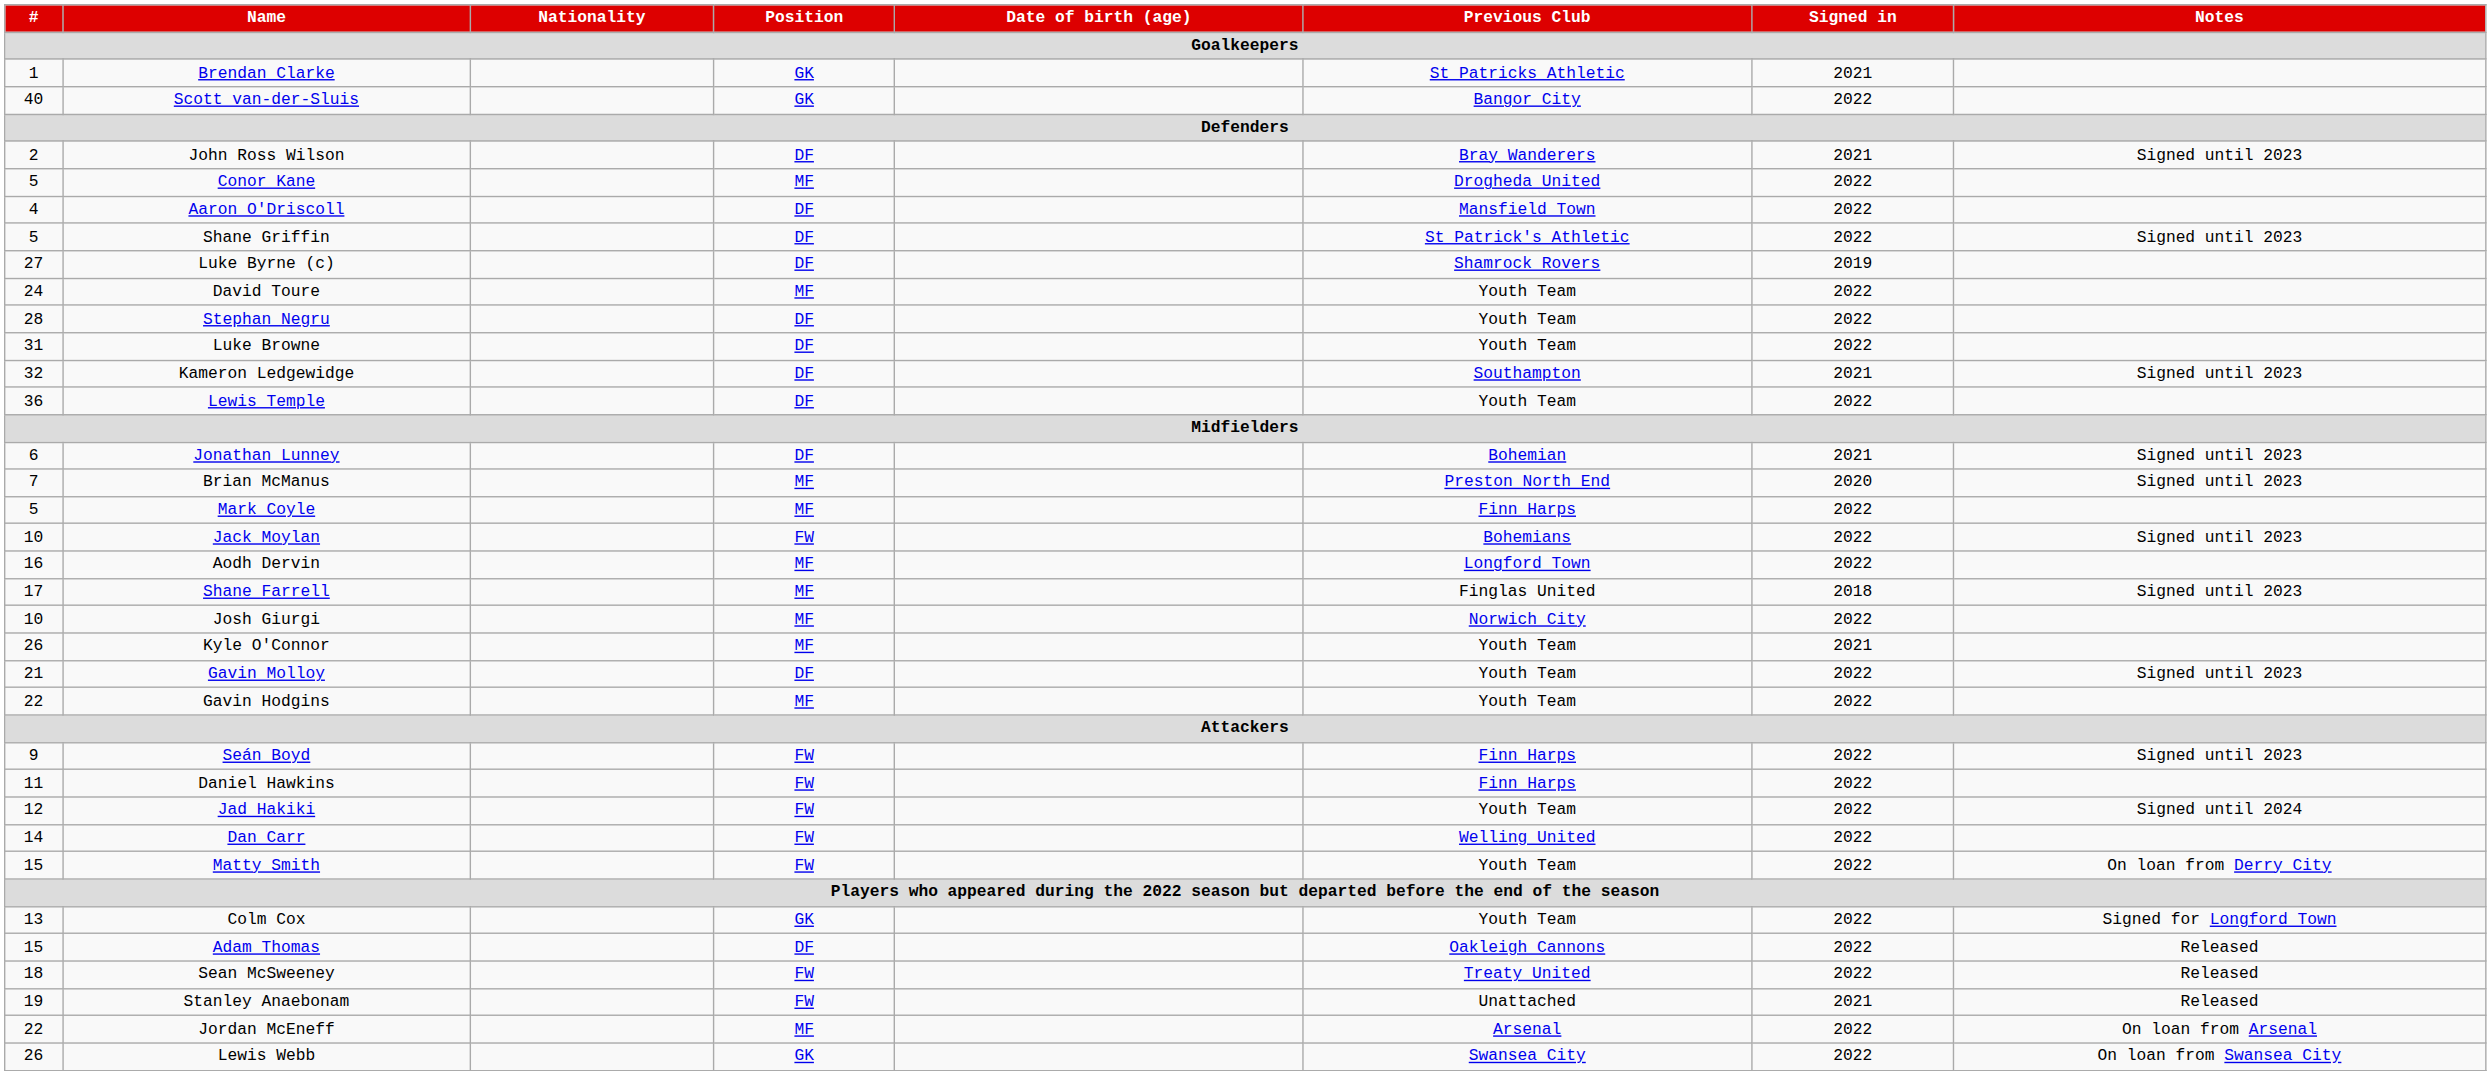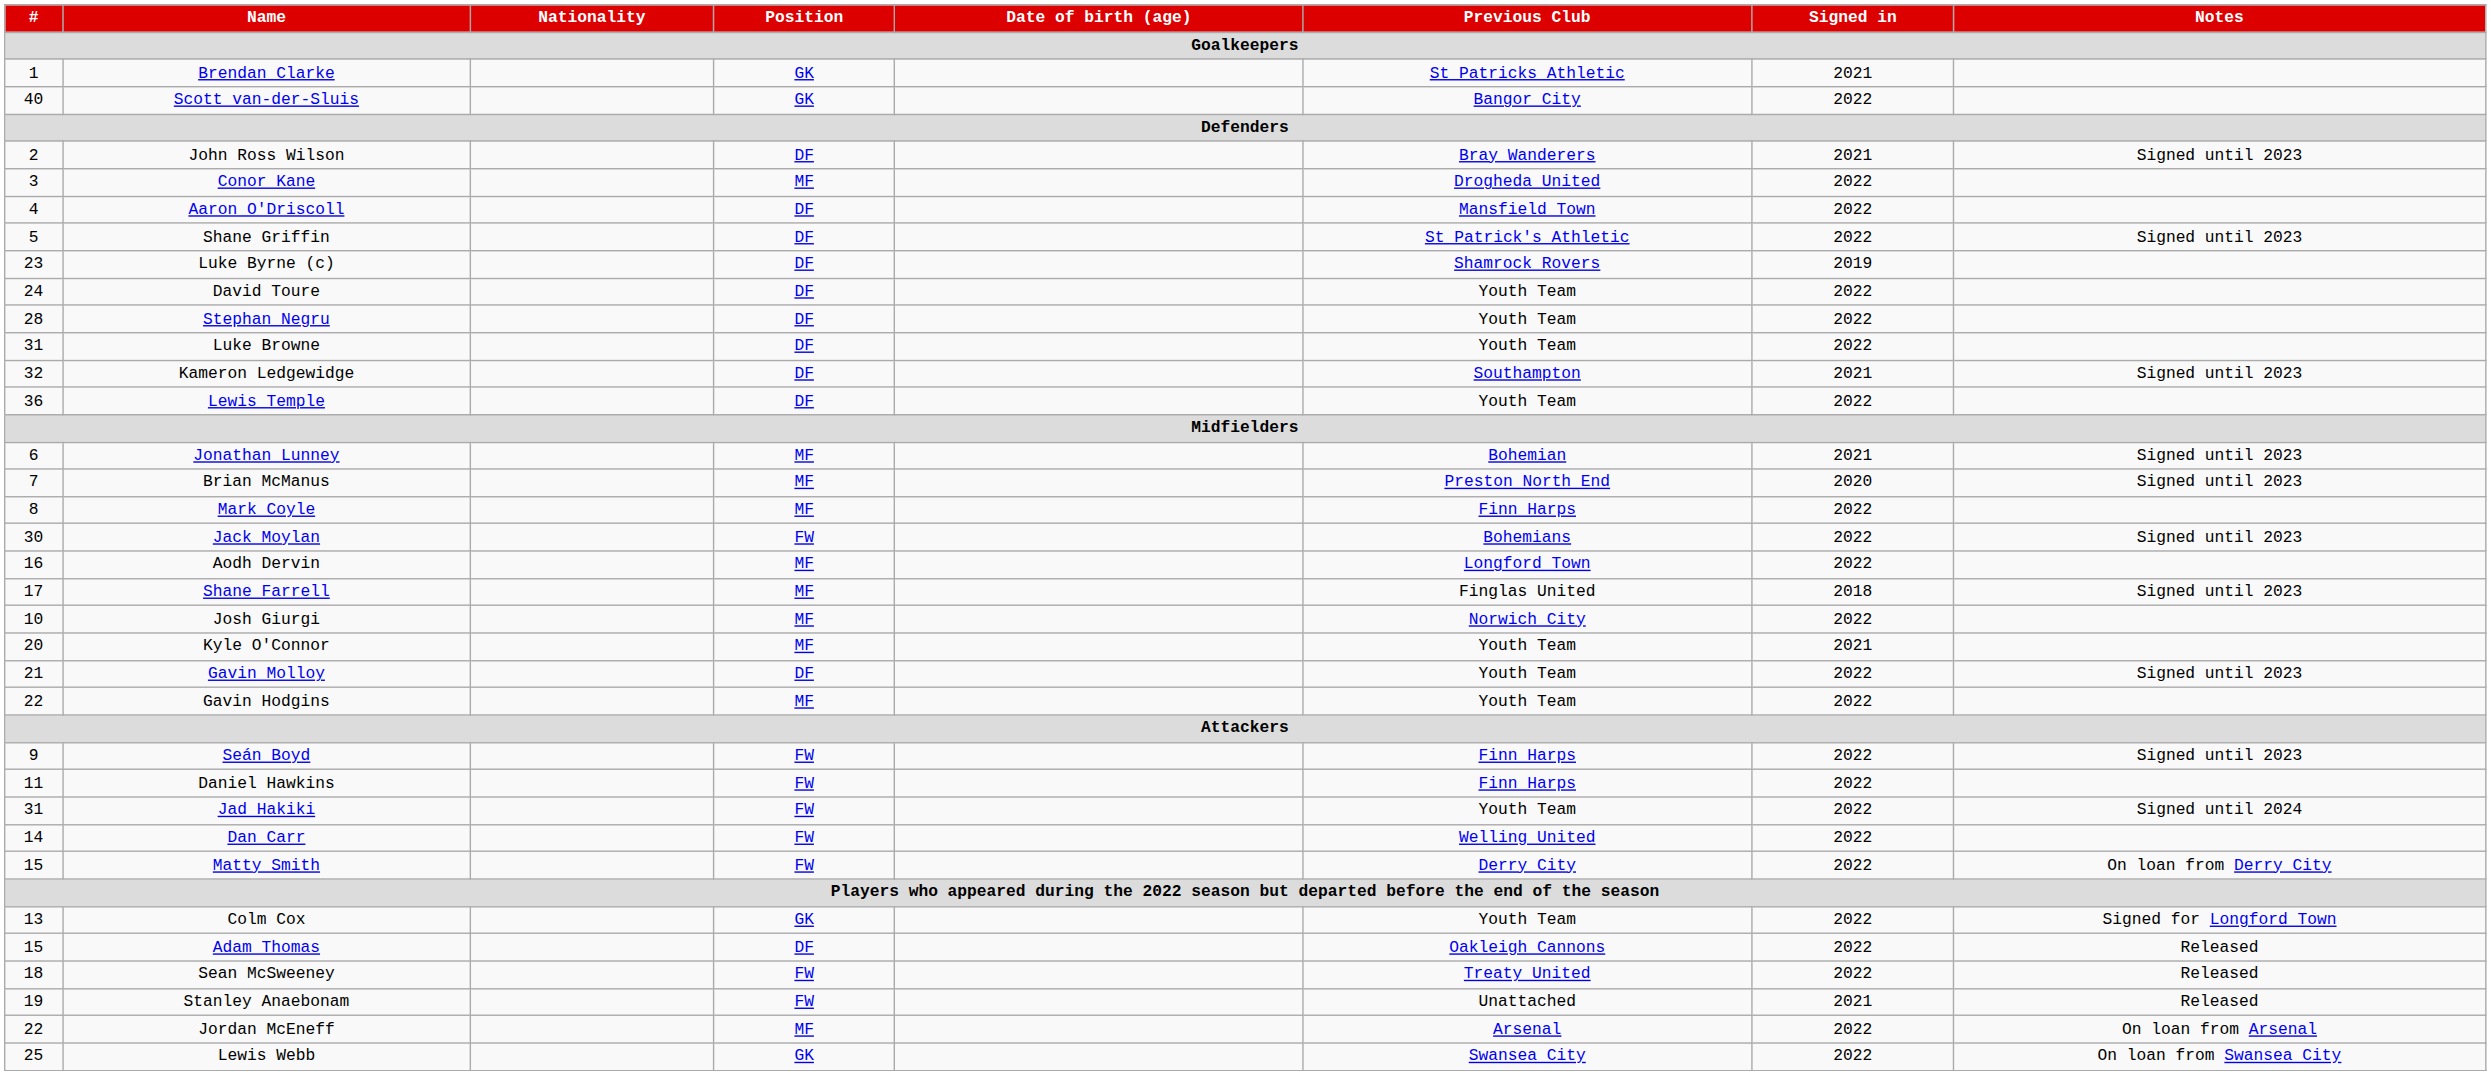(34, 182) 5 -> (34, 182) 3
(34, 264) 27 -> (34, 264) 23
(804, 291) MF -> (804, 291) DF
(804, 455) DF -> (804, 455) MF
(34, 510) 5 -> (34, 510) 8
(34, 537) 10 -> (34, 537) 30
(34, 646) 26 -> (34, 646) 20
(34, 810) 12 -> (34, 810) 31
(1527, 865) Youth Team -> (1527, 865) Derry City
(34, 1056) 26 -> (34, 1056) 25
